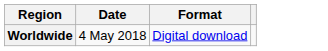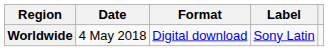+ column: (284, 14)
